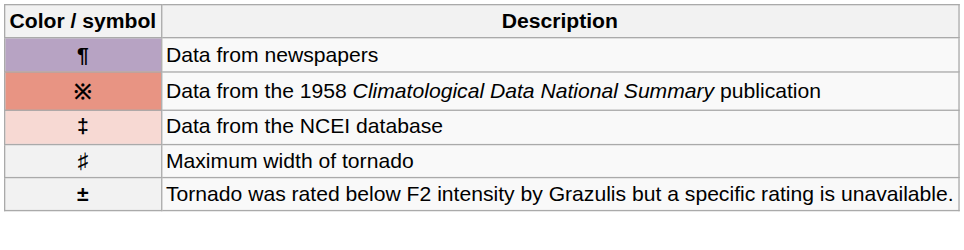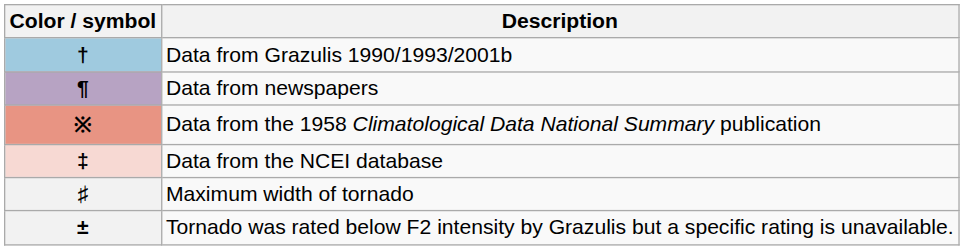+ row: (83, 54)
